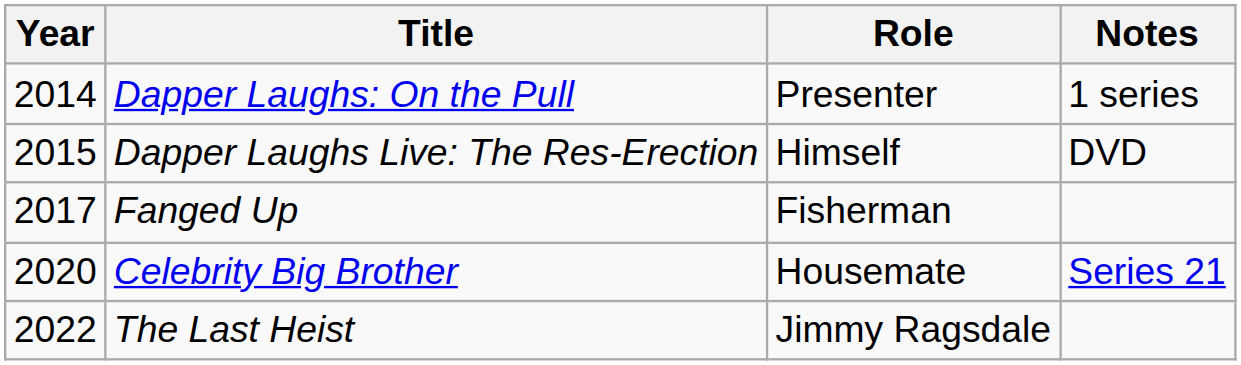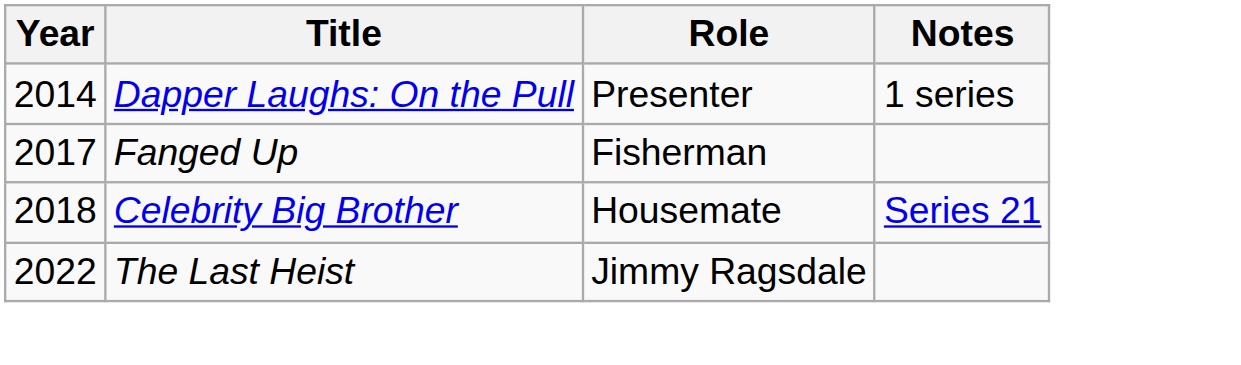- row: (436, 152)
(55, 270) 2020 -> (55, 211) 2018
